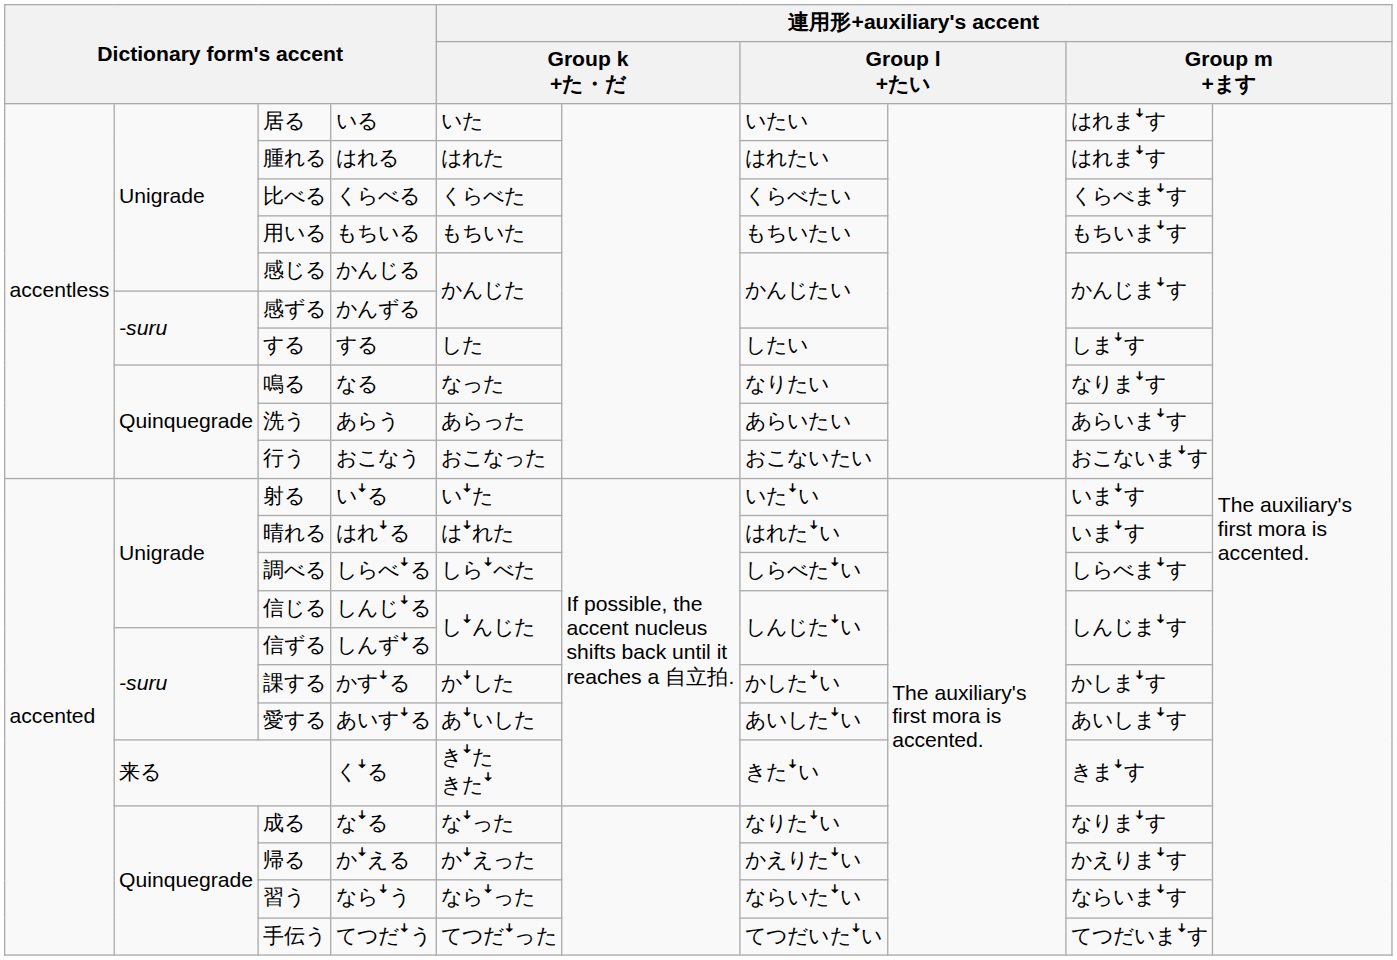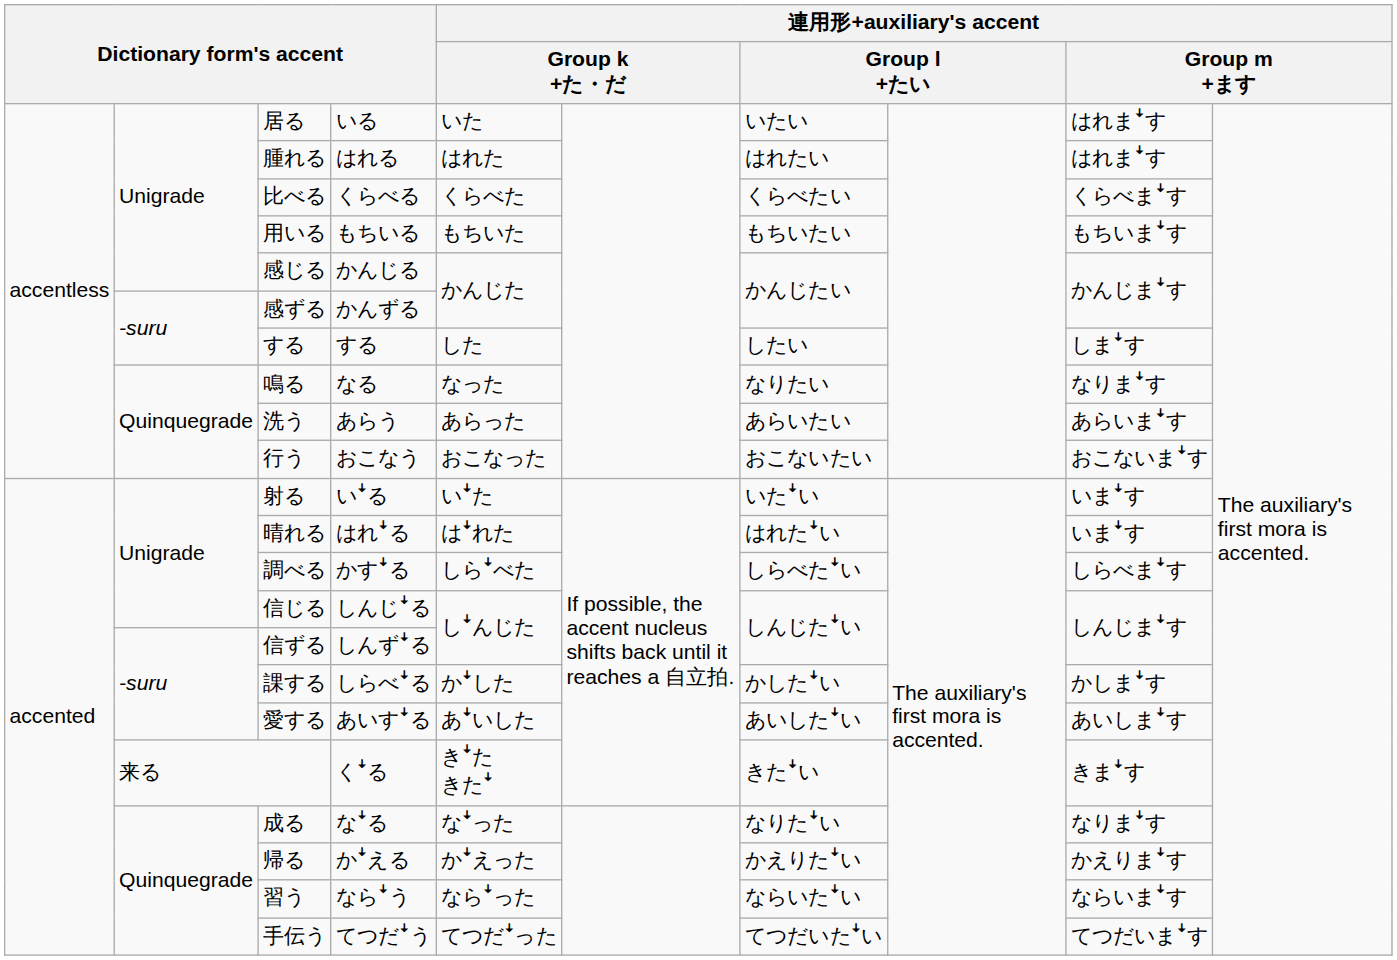(383, 570) しらべꜜる -> (373, 570) かすꜜる
(373, 683) かすꜜる -> (383, 683) しらべꜜる
